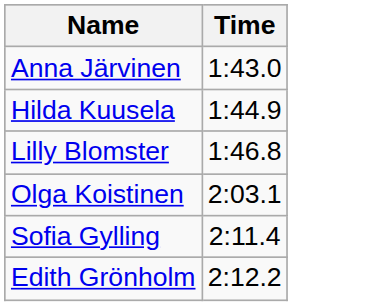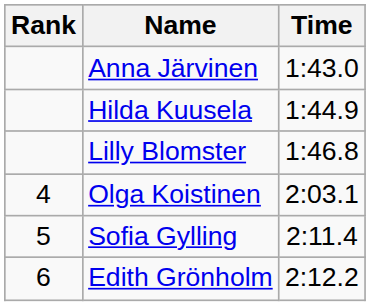+ column: (43, 25)
